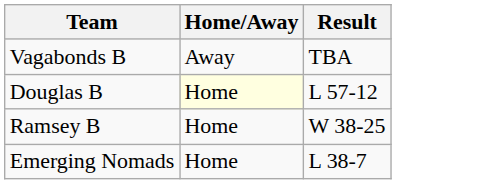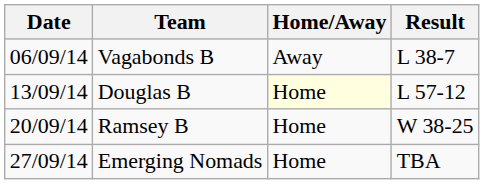+ column: (49, 21)
(331, 56) TBA -> (426, 56) L 38-7
(338, 160) L 38-7 -> (419, 160) TBA
